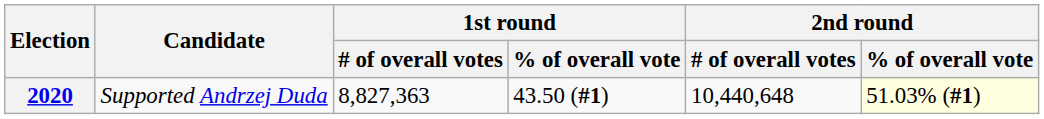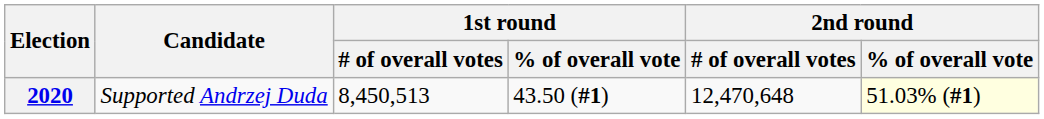(384, 95) 8,827,363 -> (384, 95) 8,450,513
(743, 95) 10,440,648 -> (743, 95) 12,470,648
